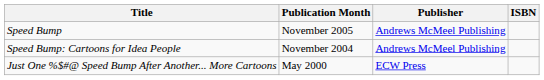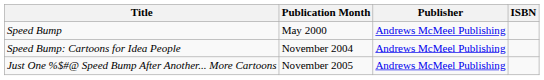(317, 30) November 2005 -> (304, 30) May 2000
(304, 65) May 2000 -> (317, 65) November 2005
(401, 65) ECW Press -> (440, 65) Andrews McMeel Publishing
